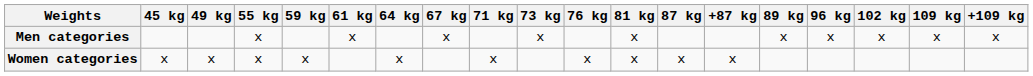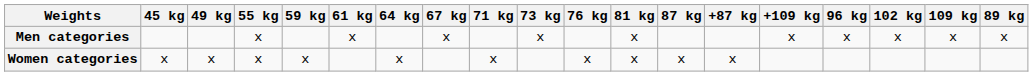columns swapped: (784, 16) <-> (996, 16)
